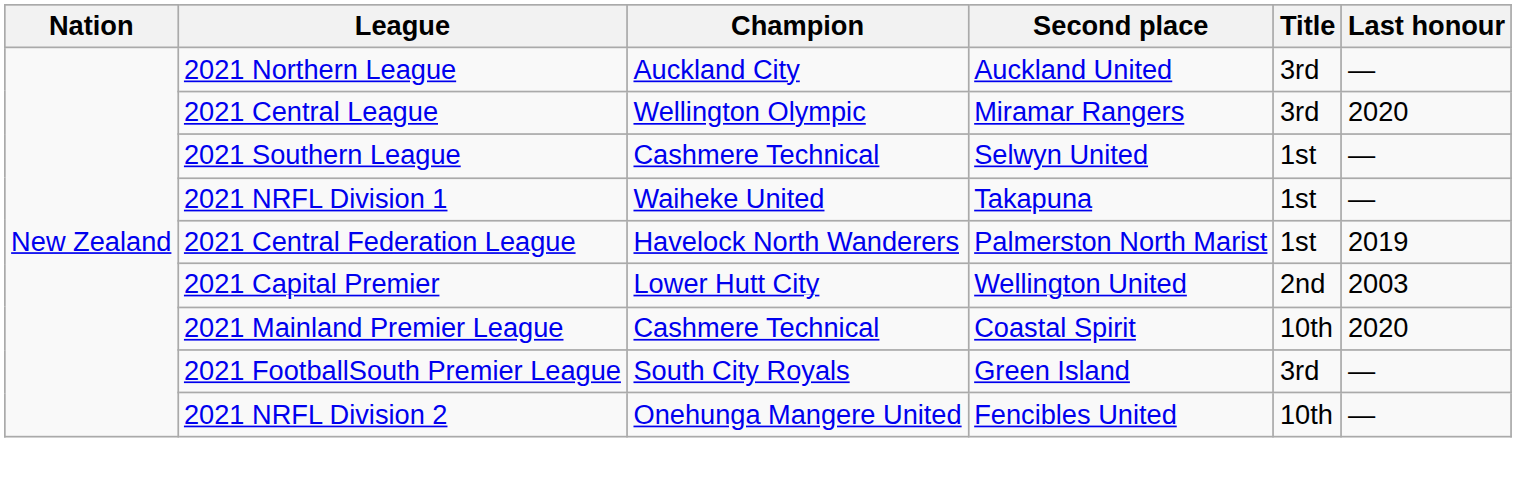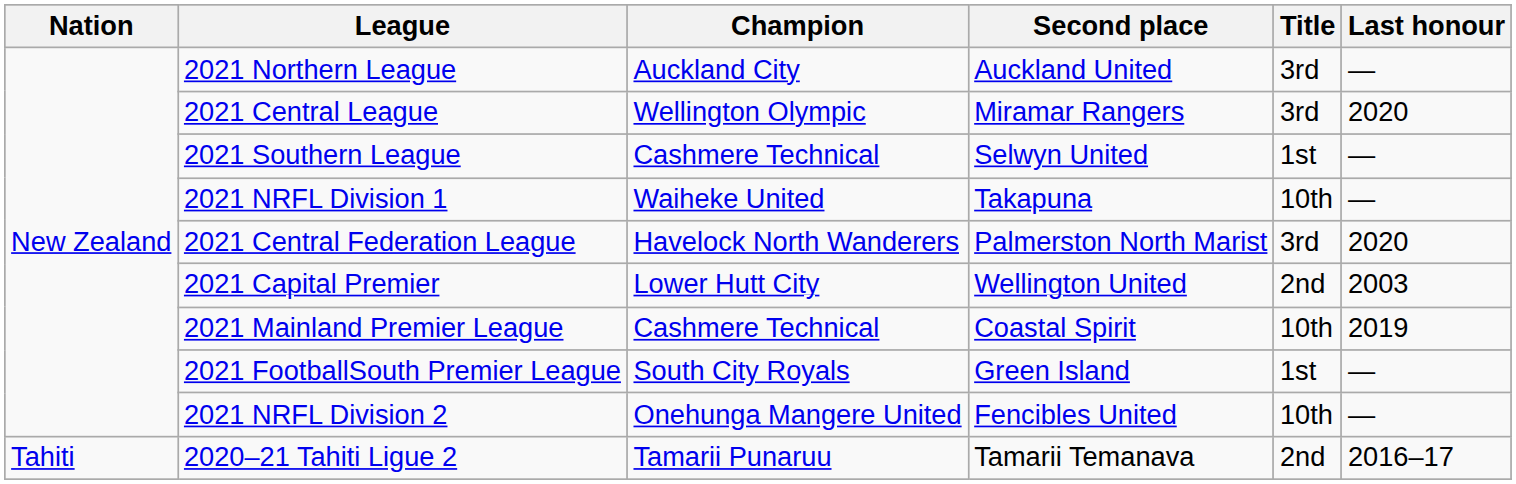(1298, 198) 1st -> (1306, 198) 10th
(1298, 241) 1st -> (1300, 241) 3rd
(1378, 241) 2019 -> (1378, 241) 2020
(1378, 328) 2020 -> (1378, 328) 2019
(1300, 371) 3rd -> (1298, 371) 1st
+ row: (321, 457)
